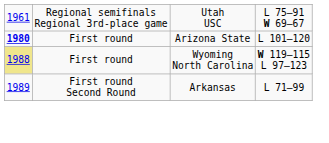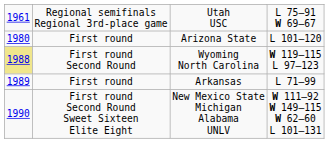(18, 39) bold -> (18, 39) normal
(101, 60) First round -> (101, 60) First round Second Round
(101, 87) First round Second Round -> (101, 81) First round
+ row: (219, 114)
